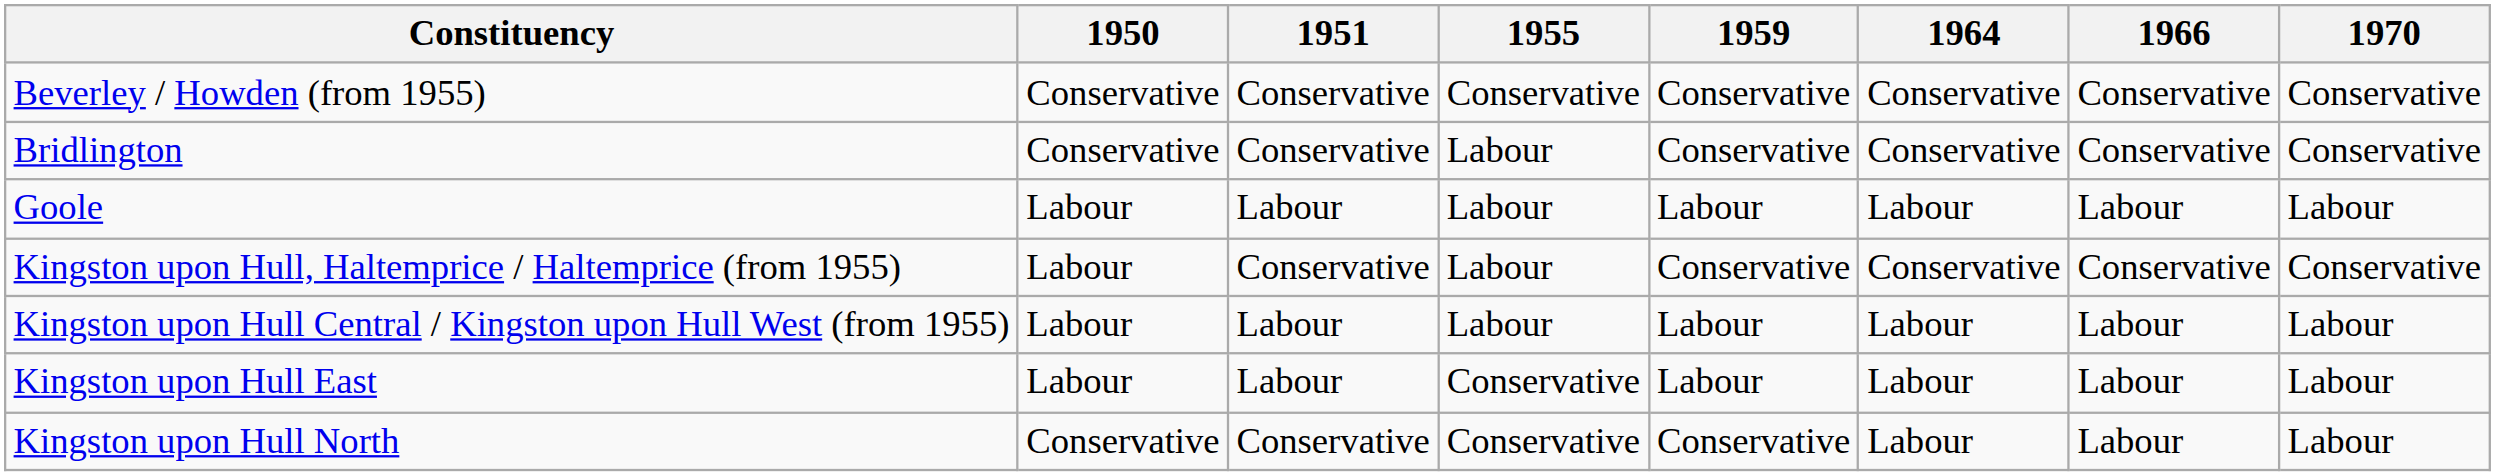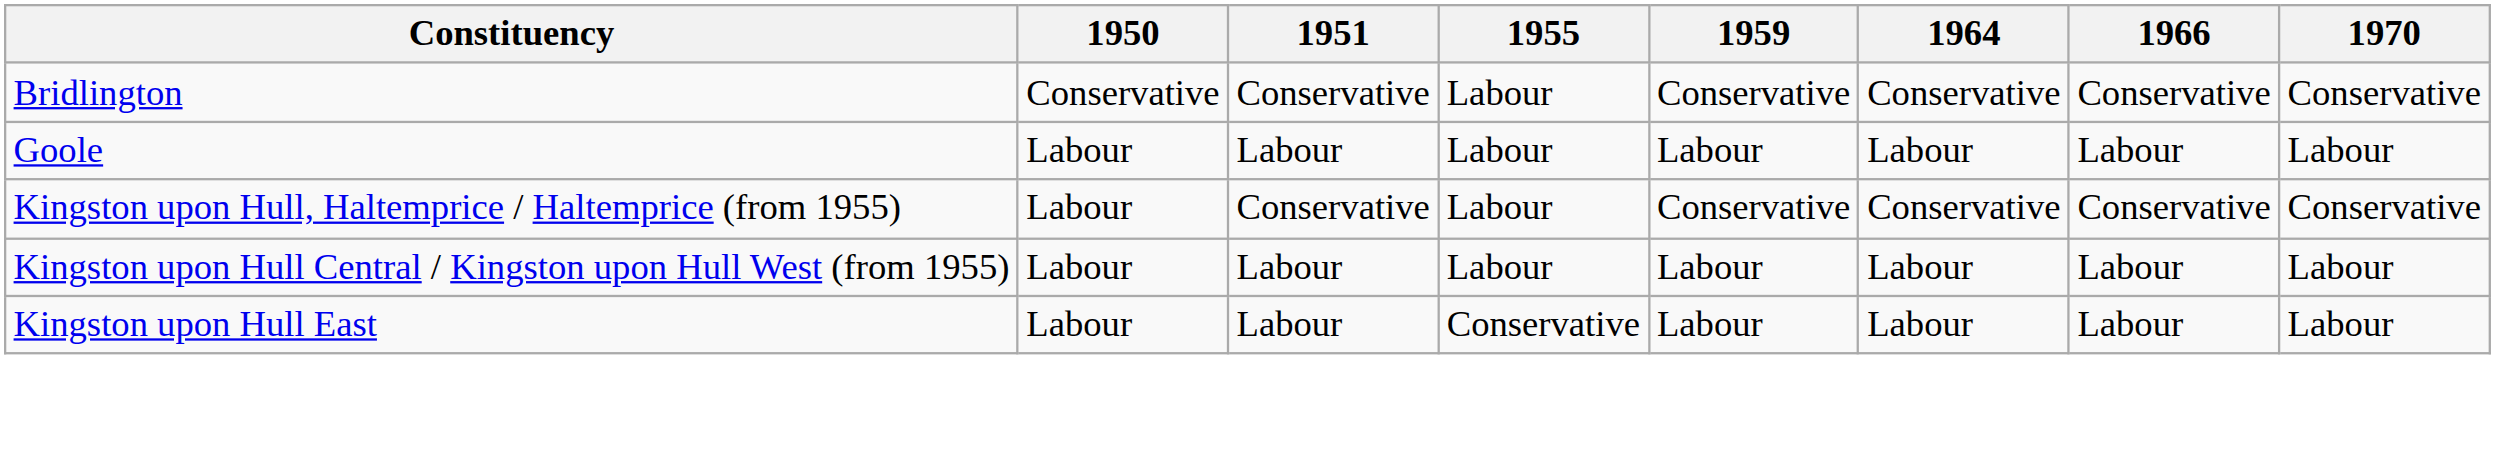- row: (250, 91)
- row: (206, 440)
